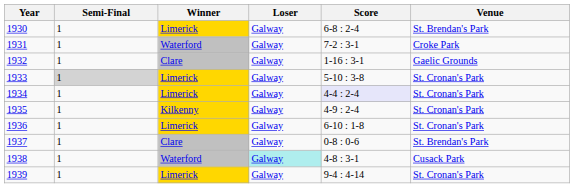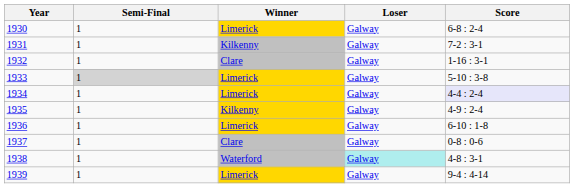- column: (490, 12)
(181, 45) Waterford -> (240, 45) Kilkenny
